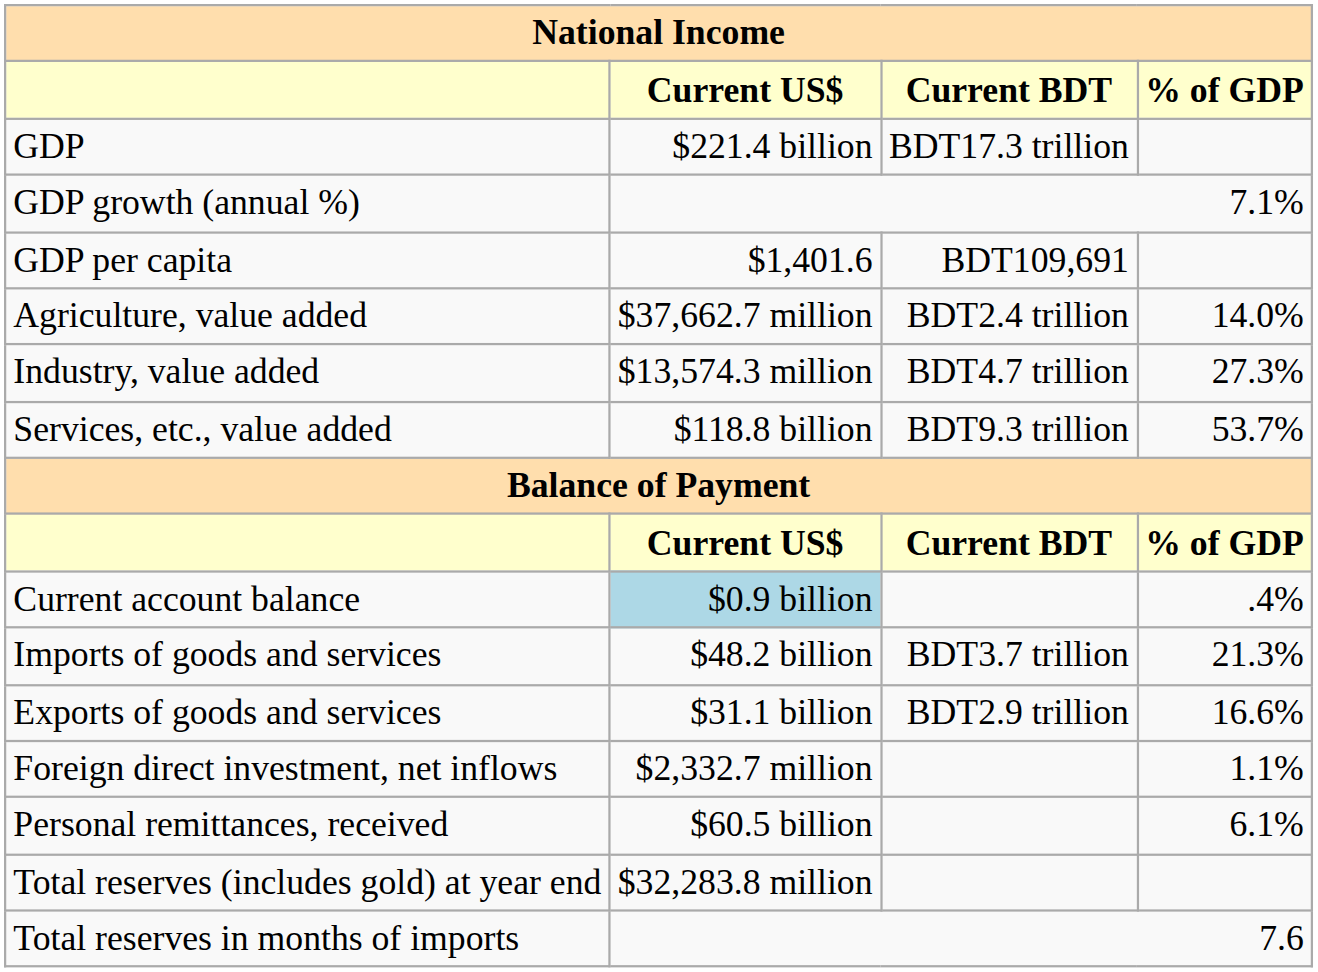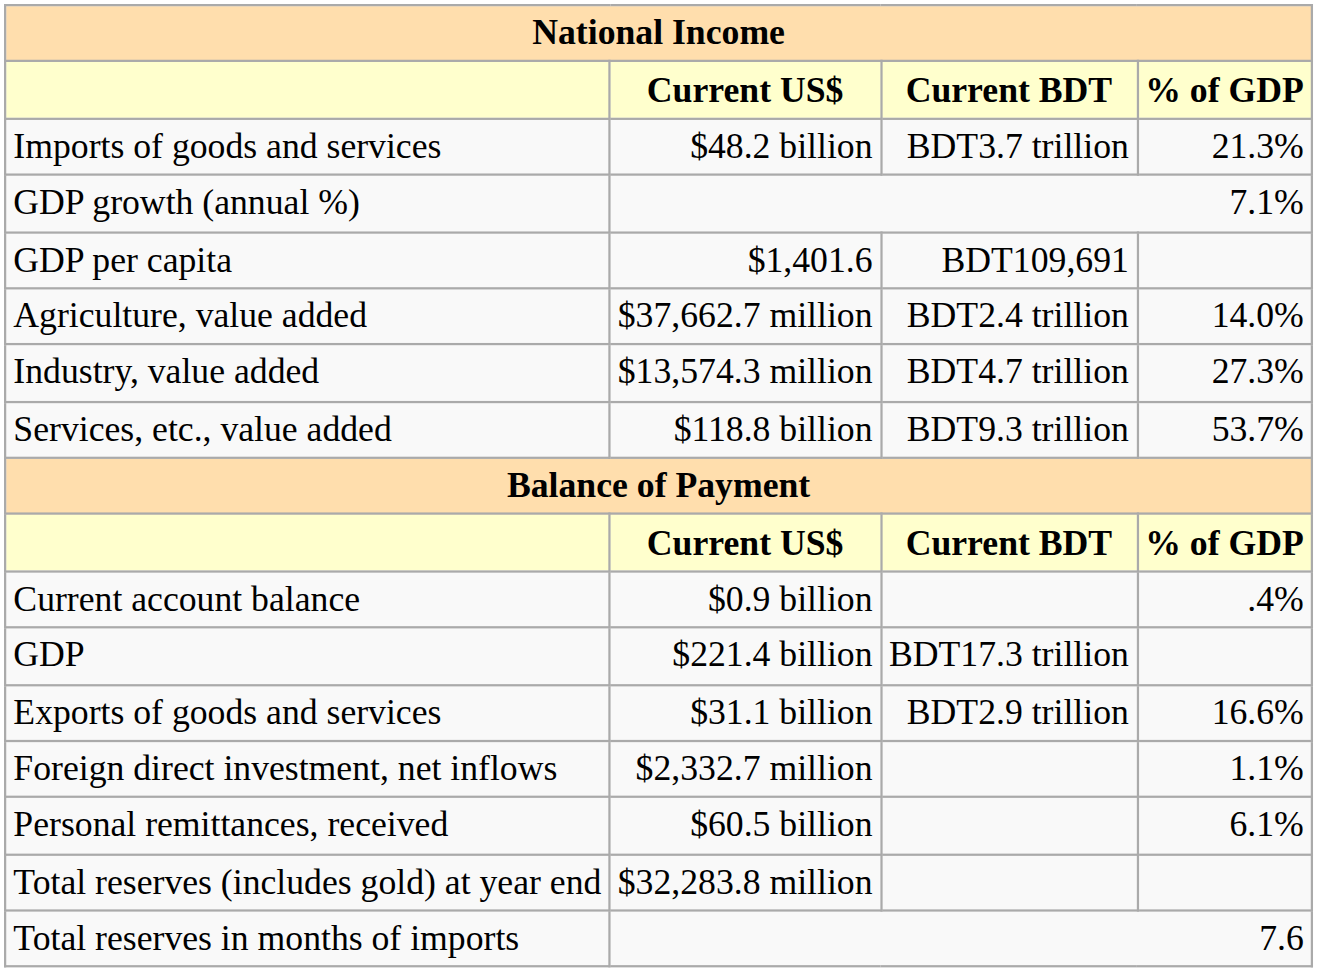rows swapped: (49, 145) <-> (227, 655)
(790, 598) lightblue background -> (790, 598) no background
